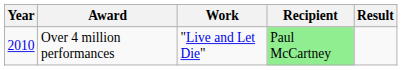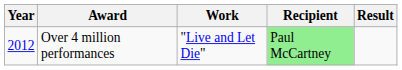(21, 46) 2010 -> (21, 46) 2012
